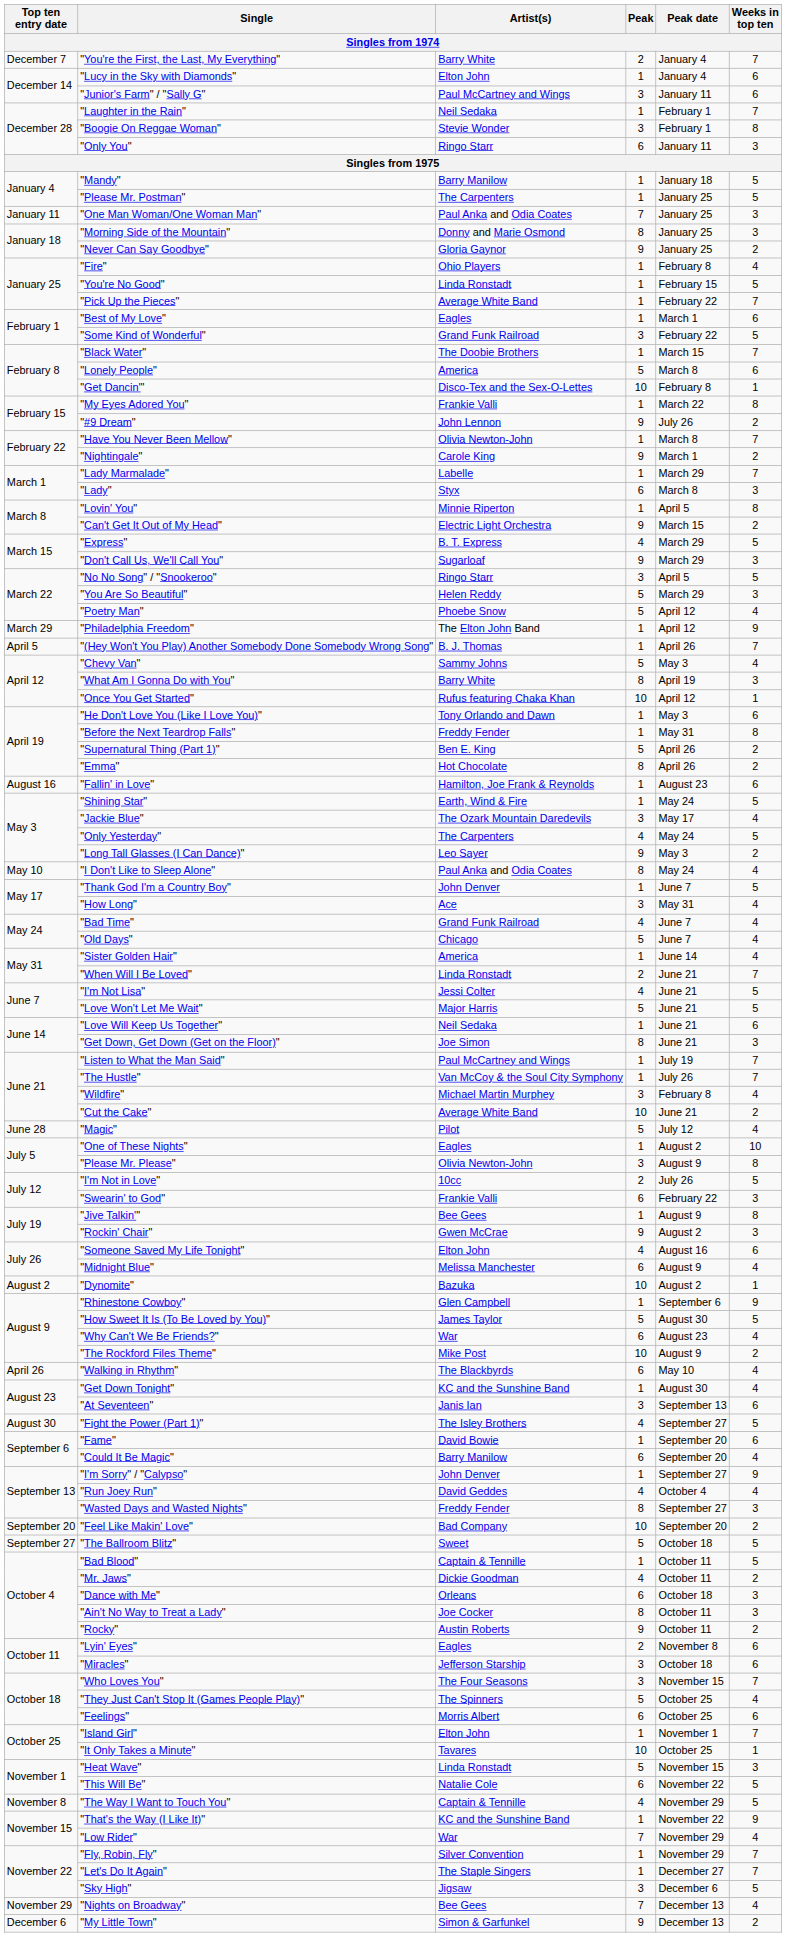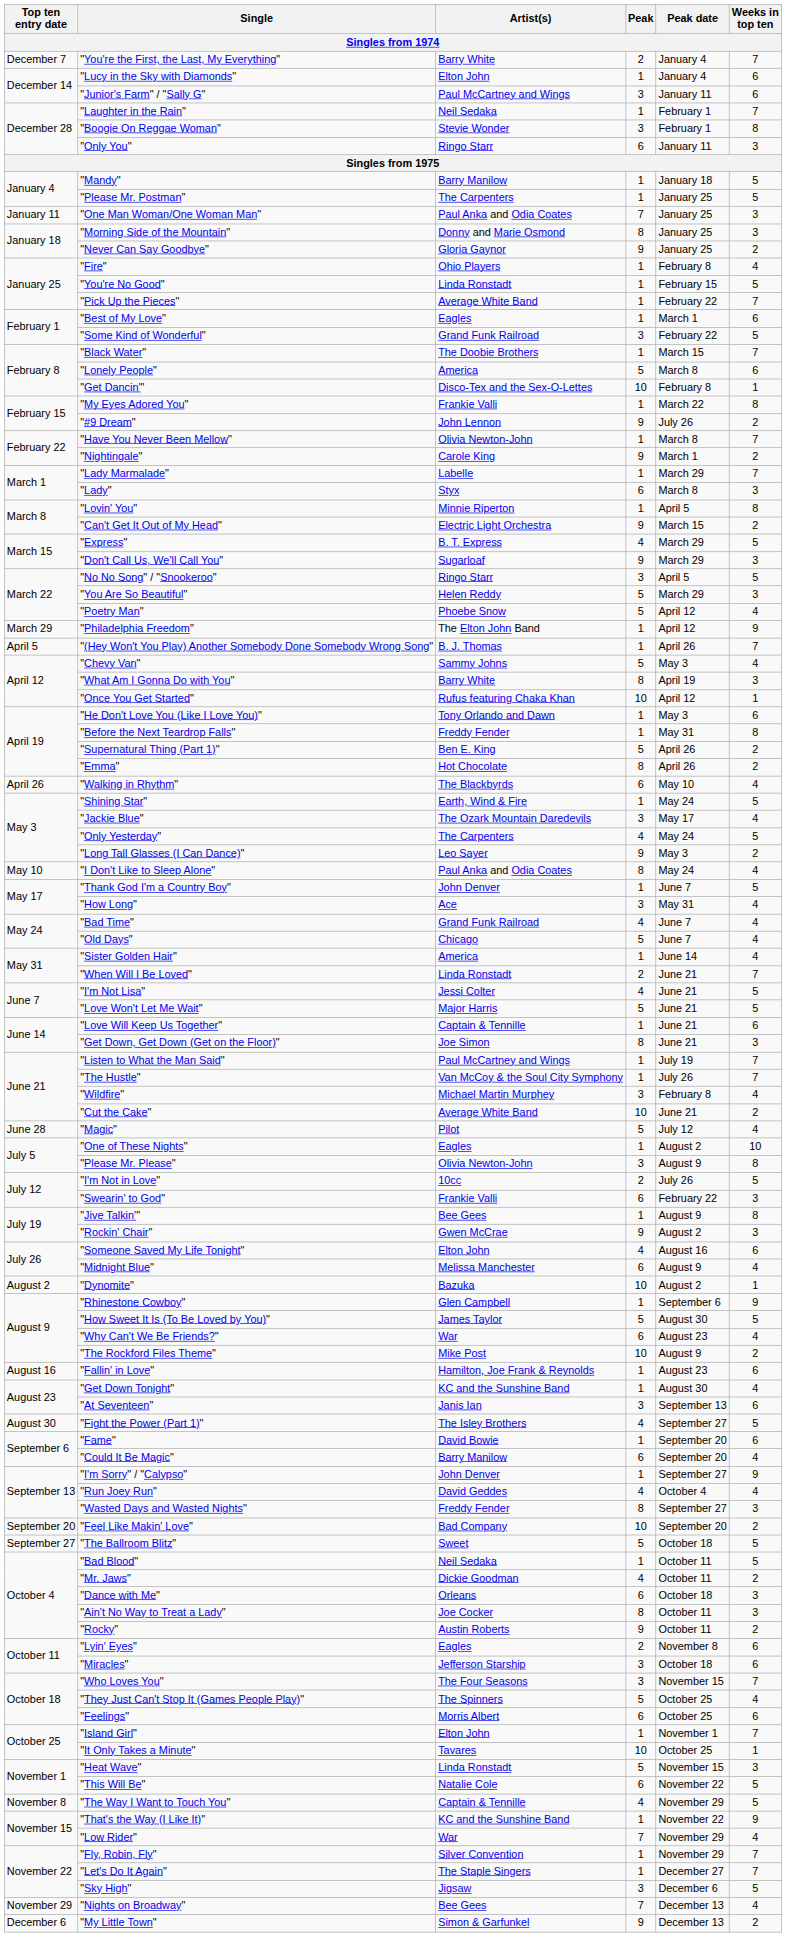rows swapped: (129, 1371) <-> (117, 784)
(468, 1026) Neil Sedaka -> (482, 1026) Captain & Tennille
(482, 1561) Captain & Tennille -> (468, 1561) Neil Sedaka
